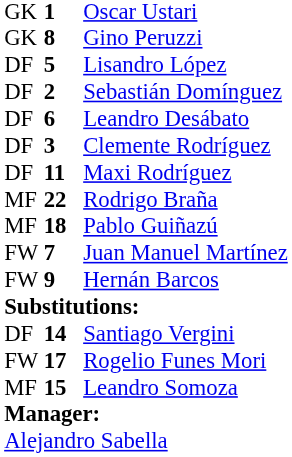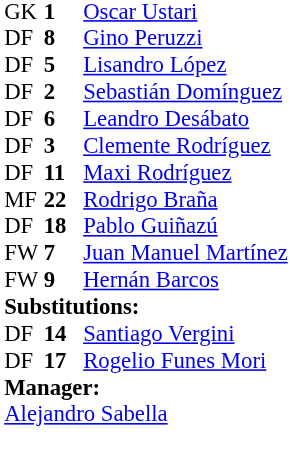(21, 38) GK -> (19, 38) DF
(21, 226) MF -> (19, 226) DF
(21, 360) FW -> (19, 360) DF
- row: (161, 387)
